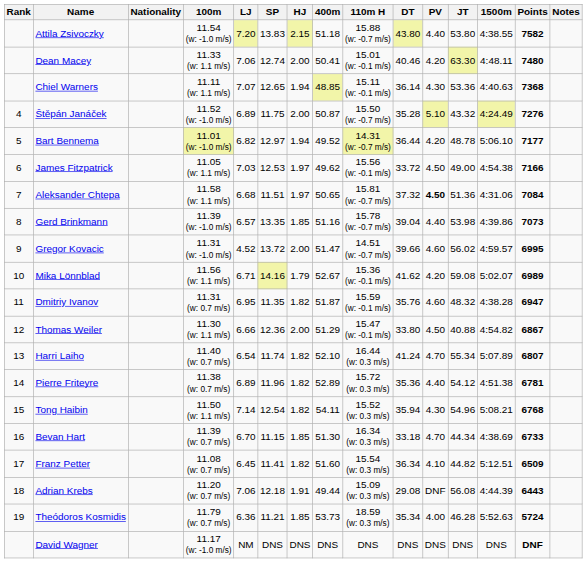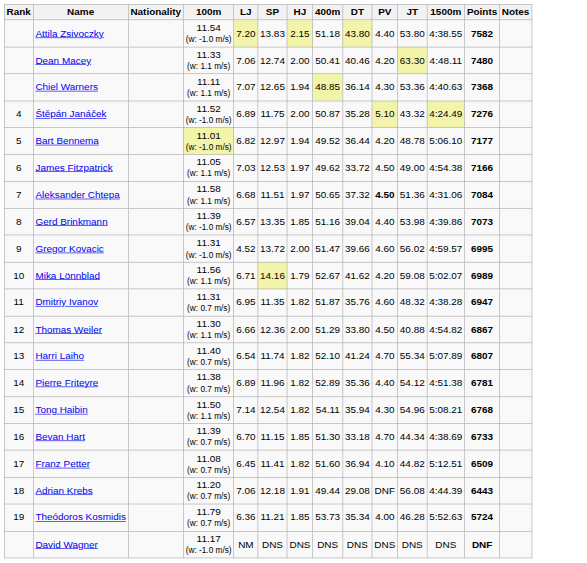- column: (368, 12)
(408, 463) 36.34 -> (357, 463) 36.94
